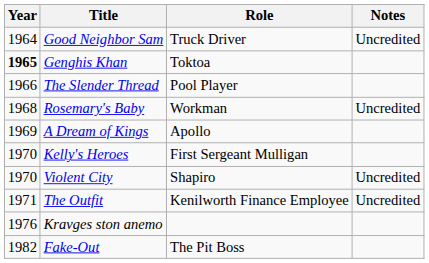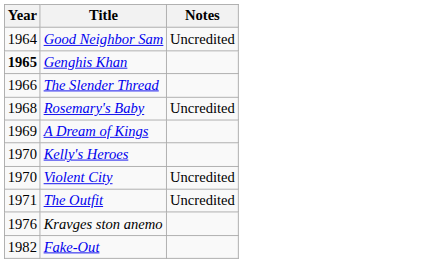- column: (259, 16)
